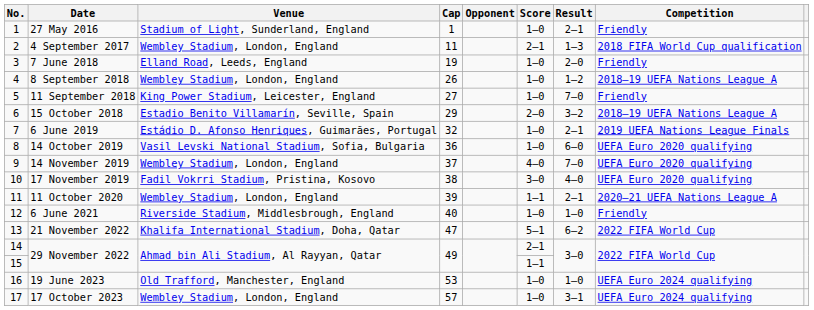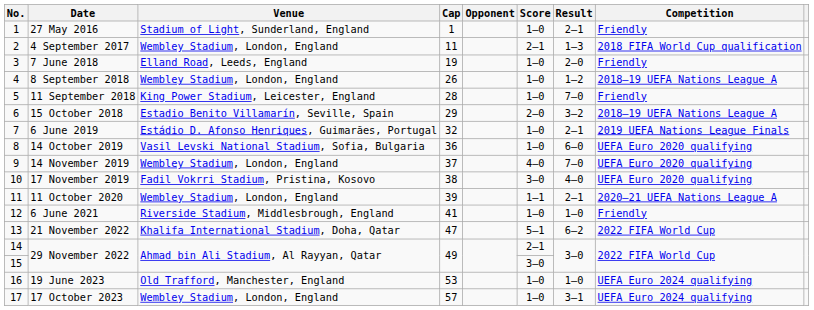(451, 96) 27 -> (451, 96) 28
(451, 214) 40 -> (451, 214) 41
(535, 264) 1–1 -> (535, 264) 3–0
